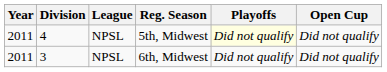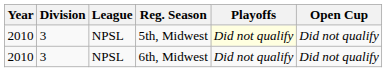(20, 35) 2011 -> (21, 35) 2010
(43, 35) 4 -> (43, 35) 3
(20, 56) 2011 -> (21, 56) 2010
